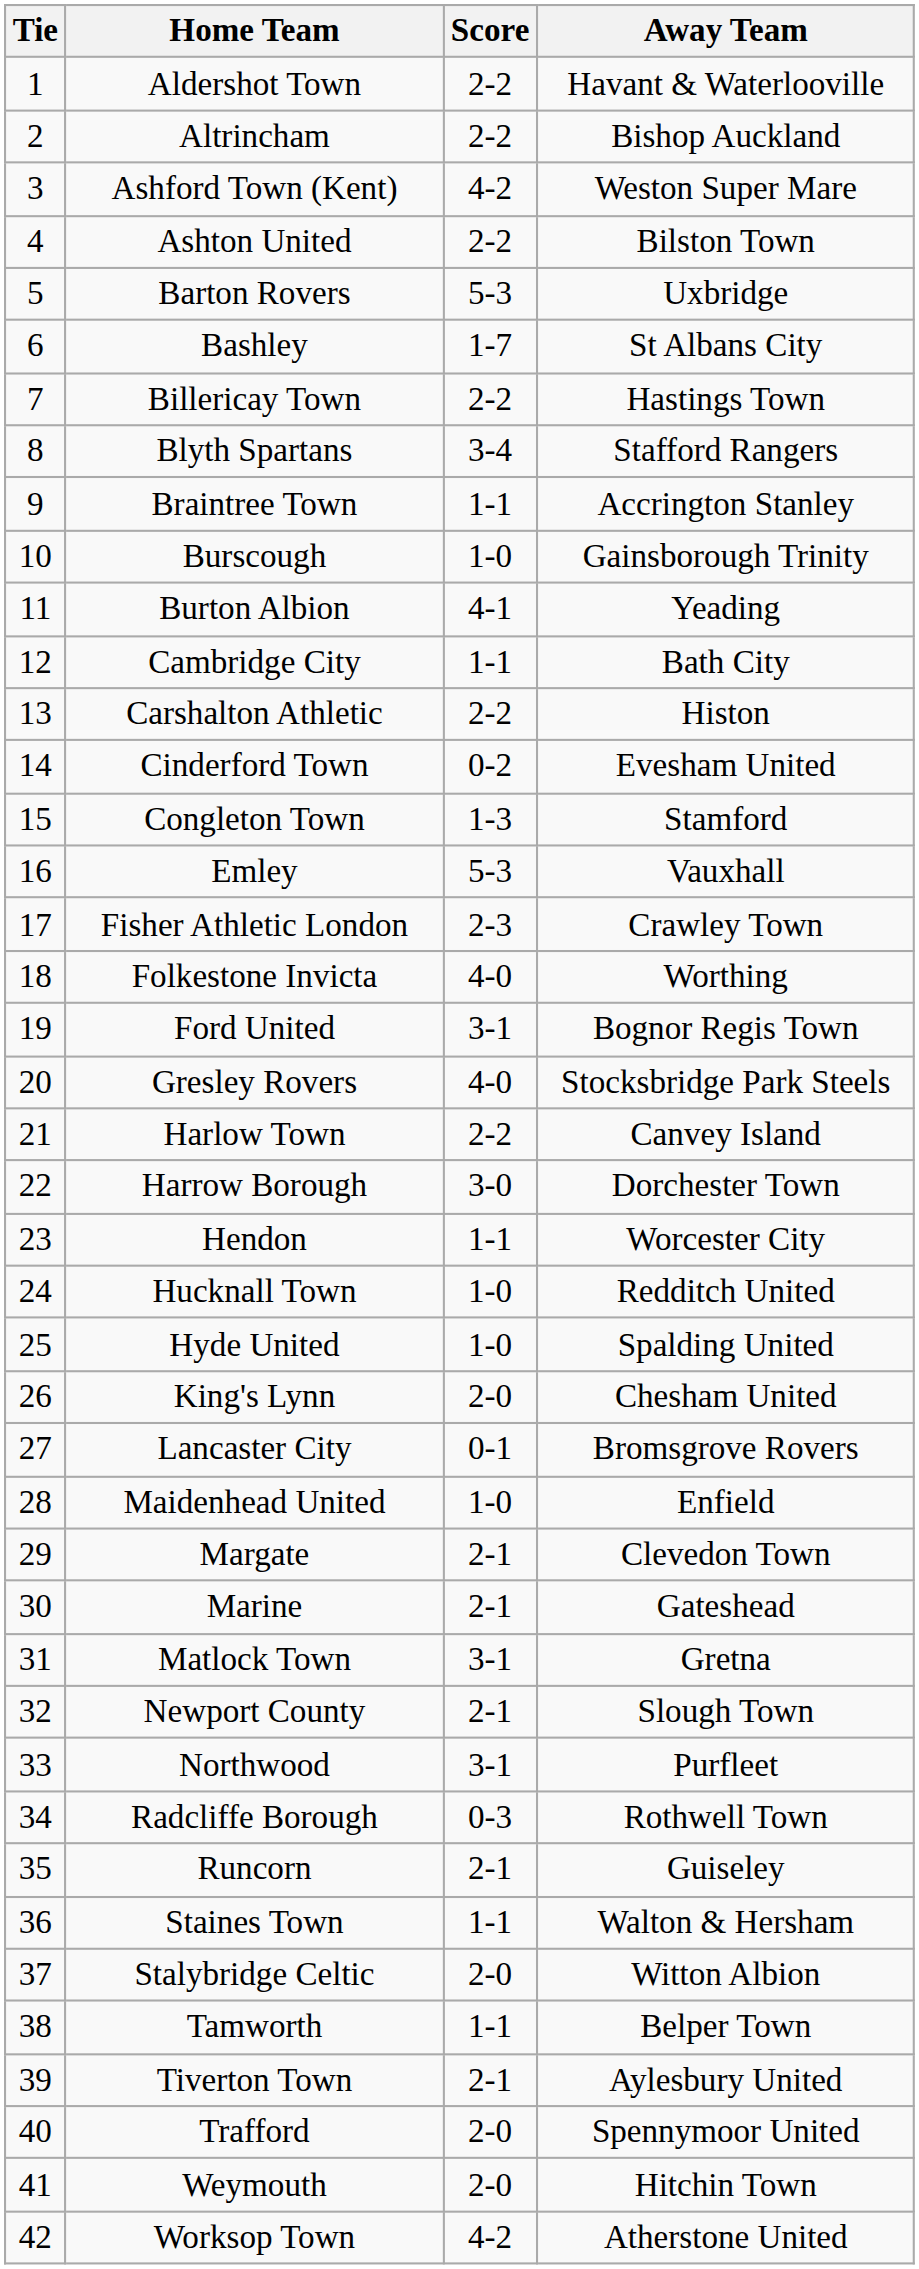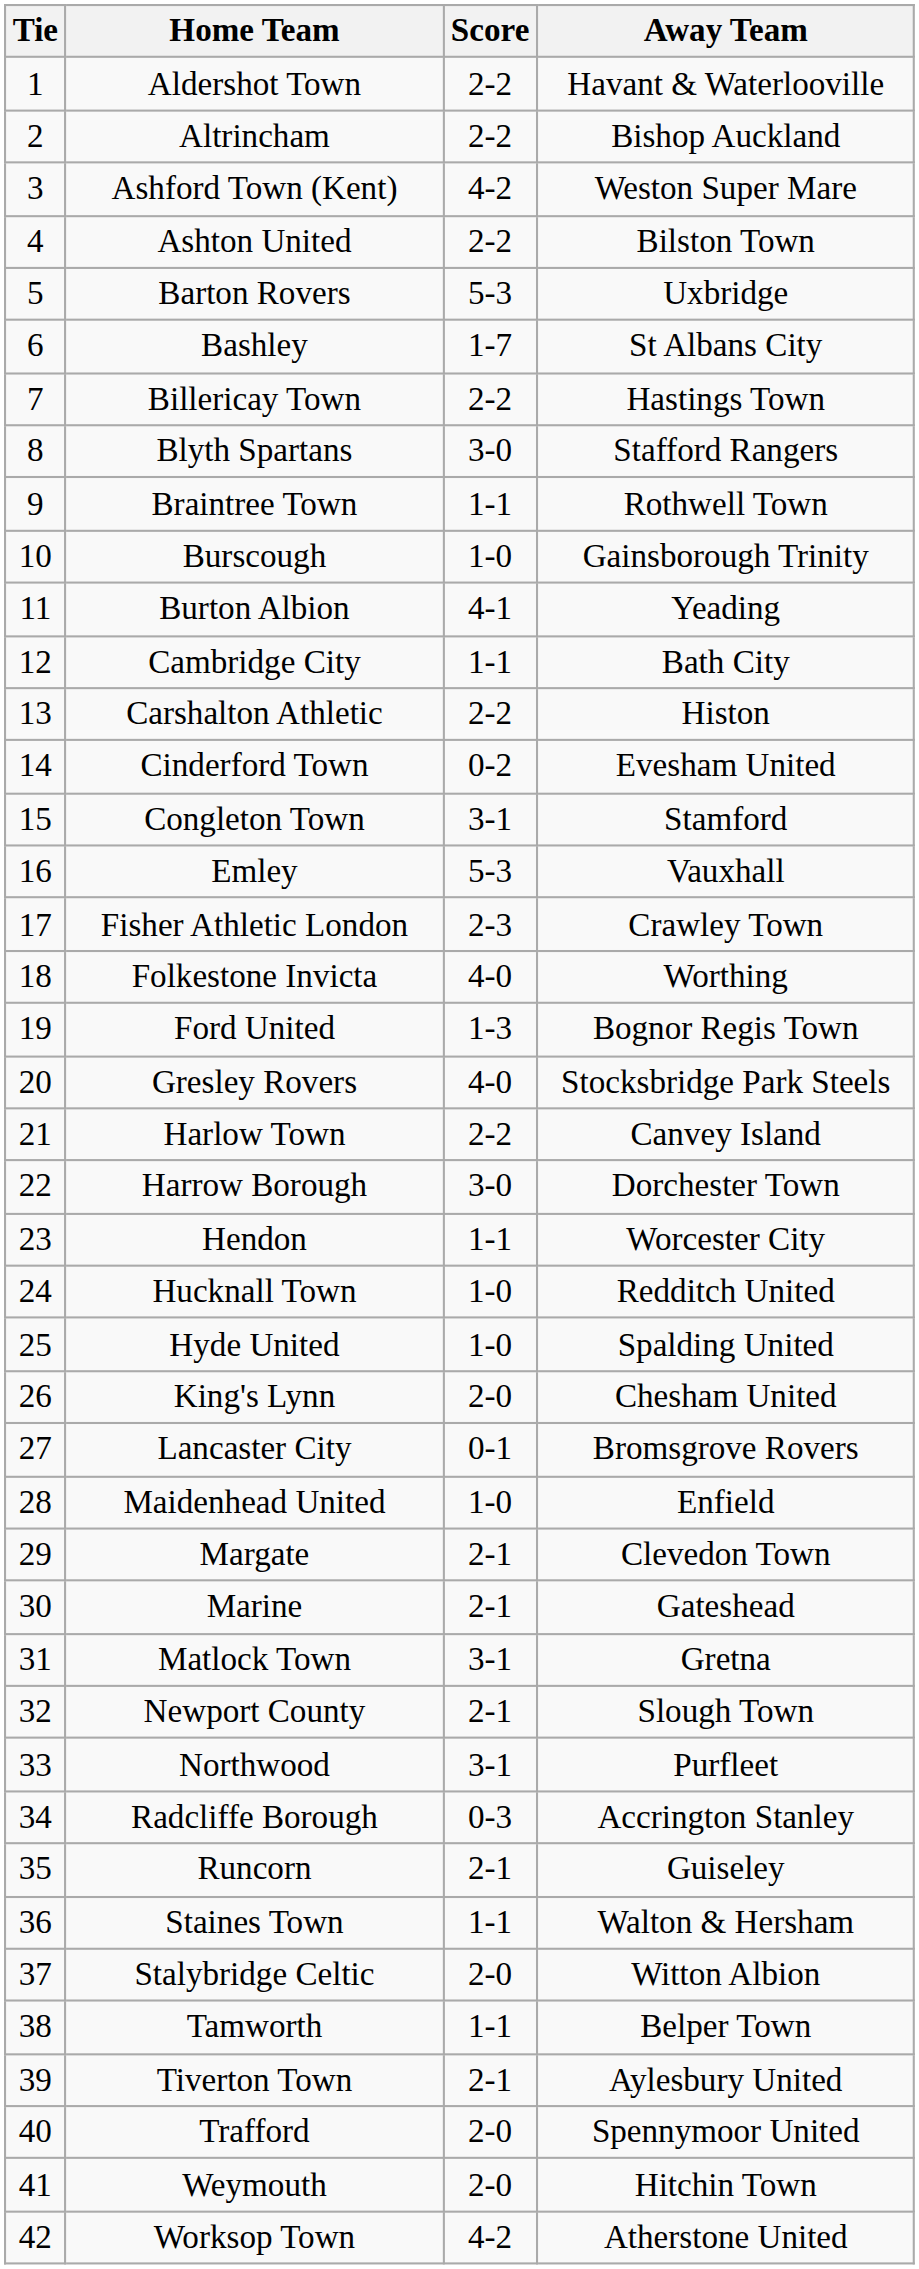(490, 450) 3-4 -> (490, 450) 3-0
(726, 503) Accrington Stanley -> (726, 503) Rothwell Town
(490, 818) 1-3 -> (490, 818) 3-1
(490, 1028) 3-1 -> (490, 1028) 1-3
(726, 1816) Rothwell Town -> (726, 1816) Accrington Stanley
